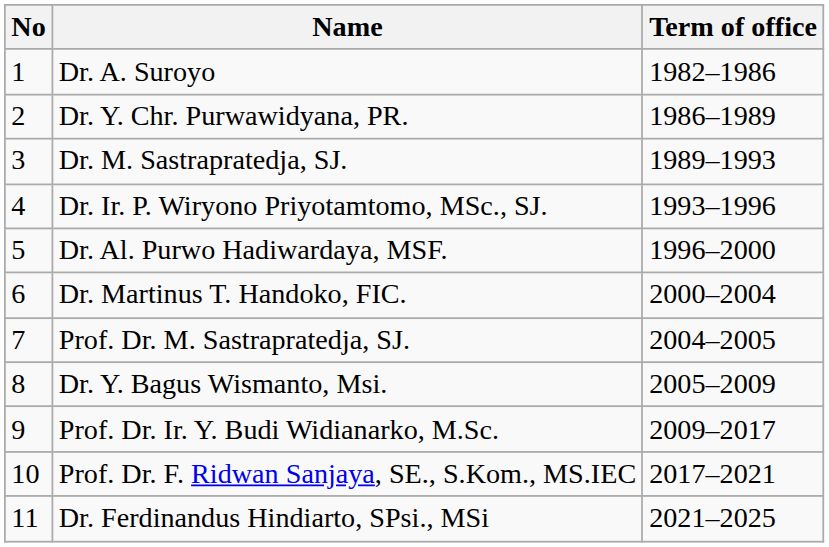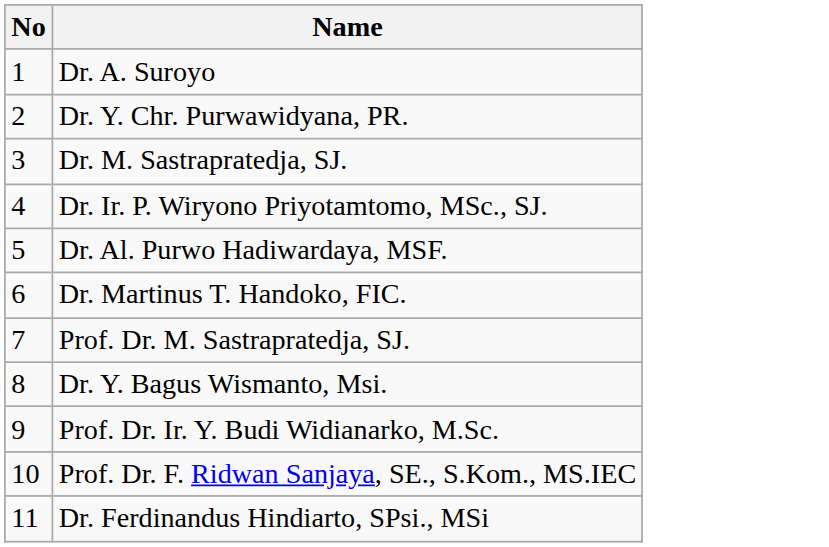- column: (733, 26)
